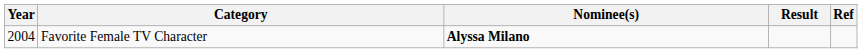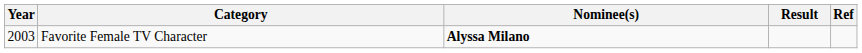(21, 36) 2004 -> (21, 36) 2003
